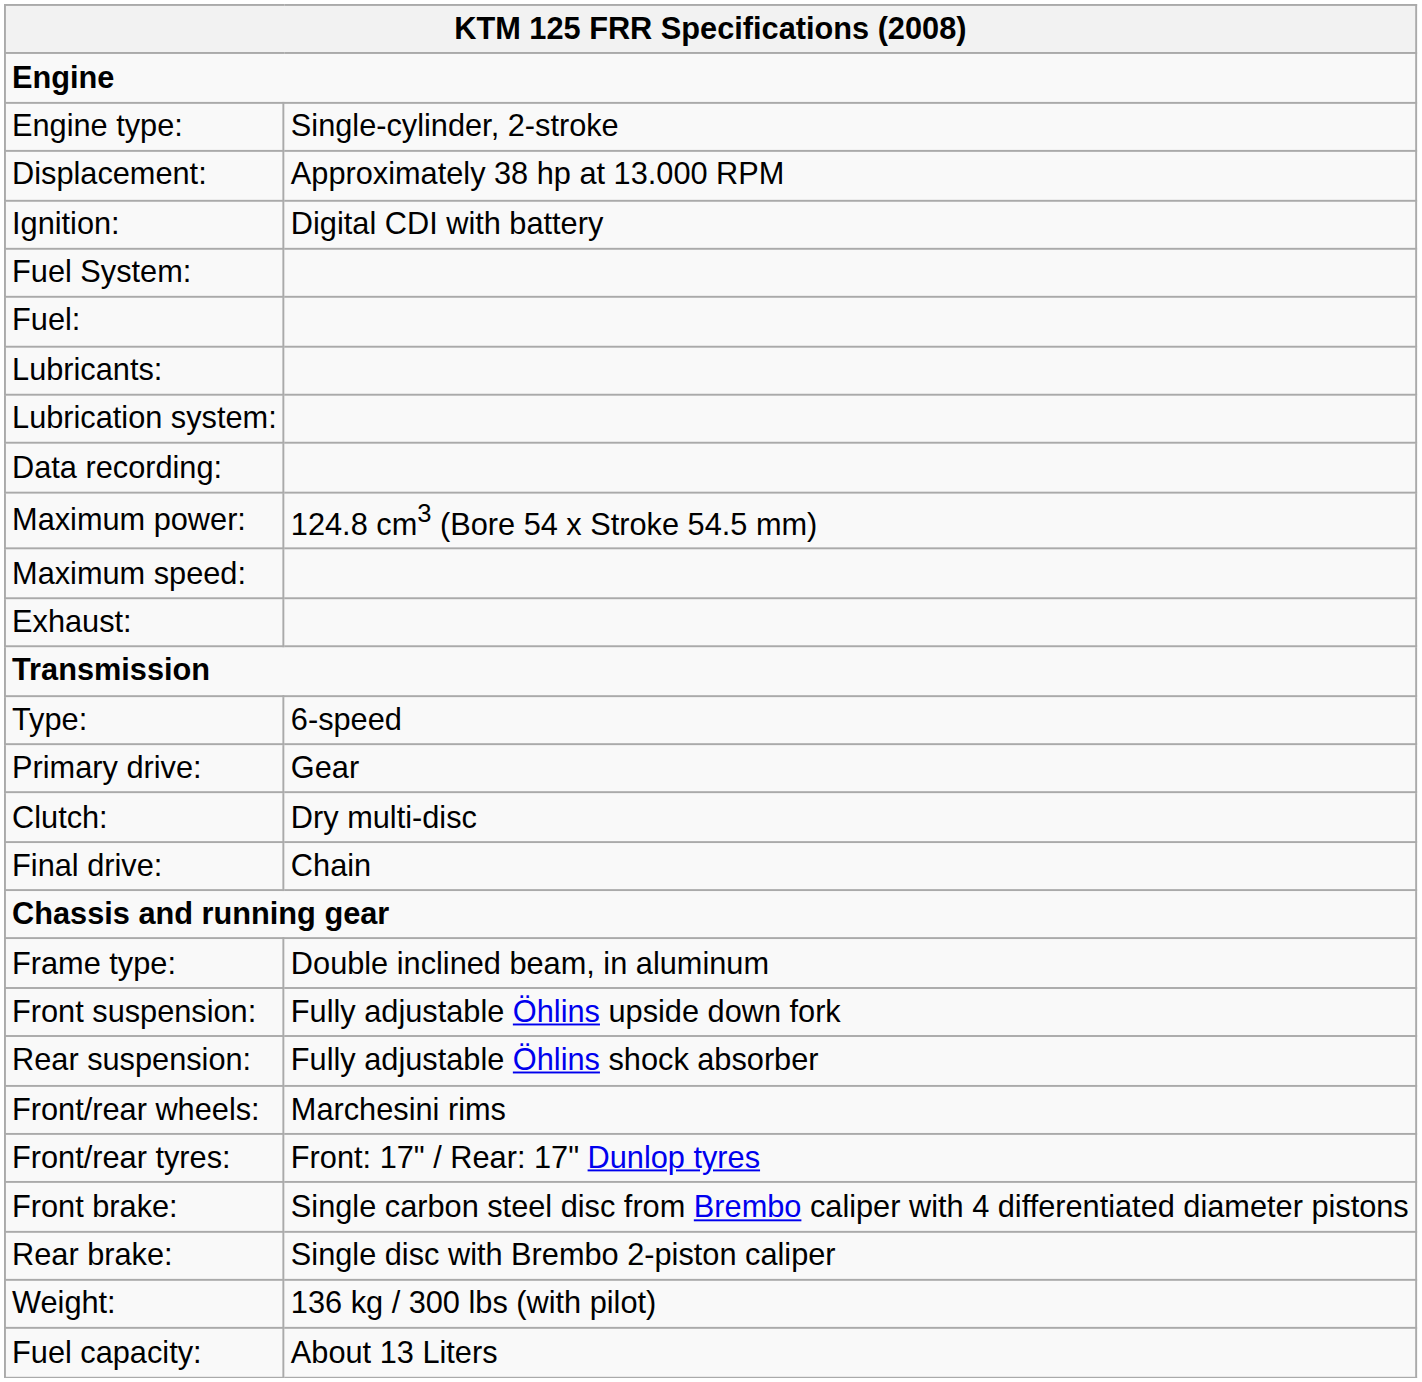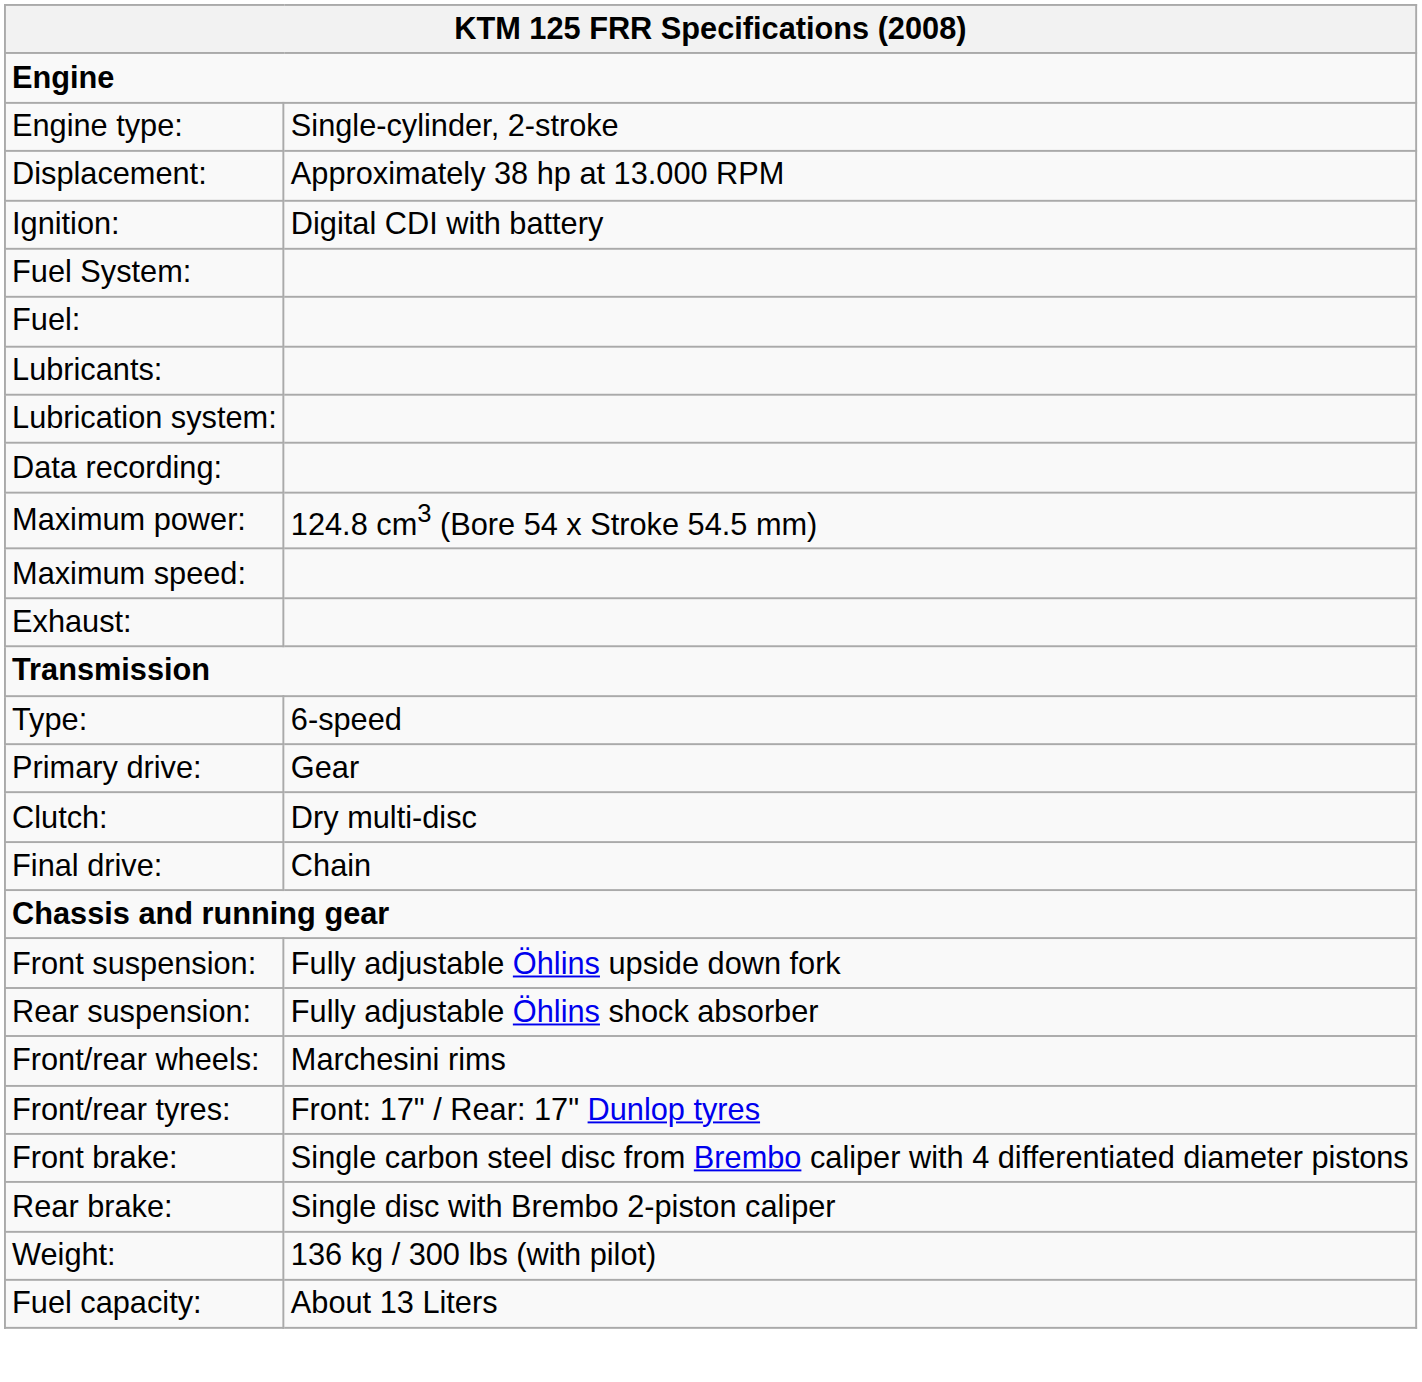- row: (94, 962)
